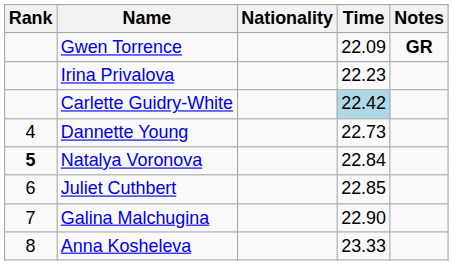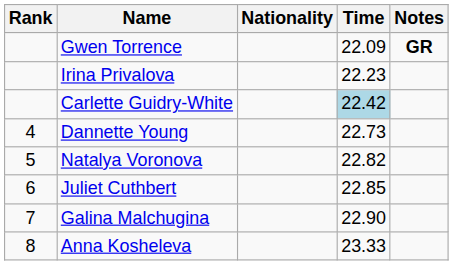(31, 160) bold -> (31, 160) normal
(364, 160) 22.84 -> (364, 160) 22.82
